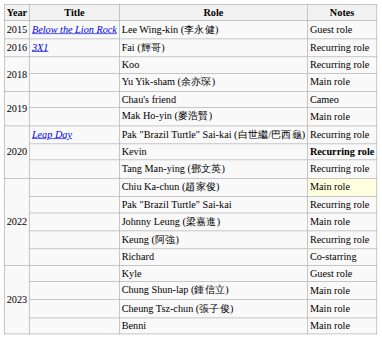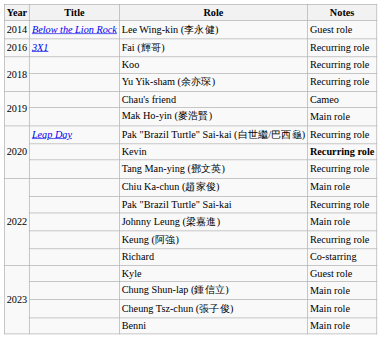(17, 29) 2015 -> (17, 29) 2014
(330, 82) Main role -> (340, 82) Recurring role
(330, 187) lightyellow background -> (330, 187) no background
